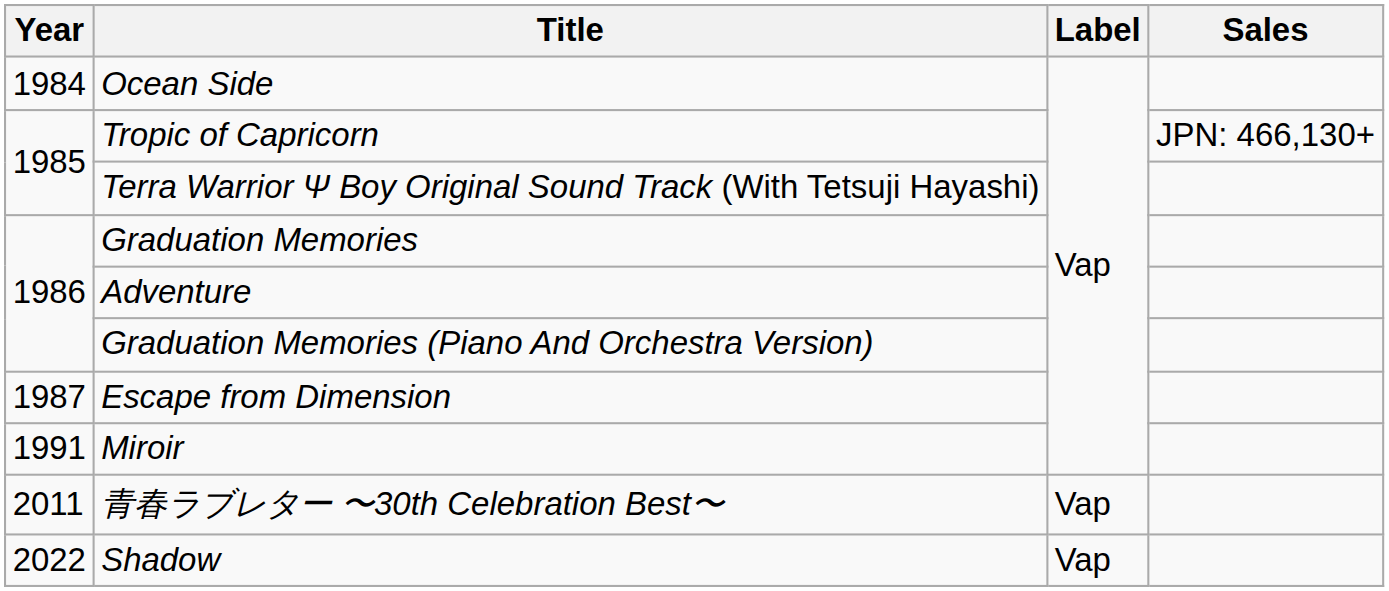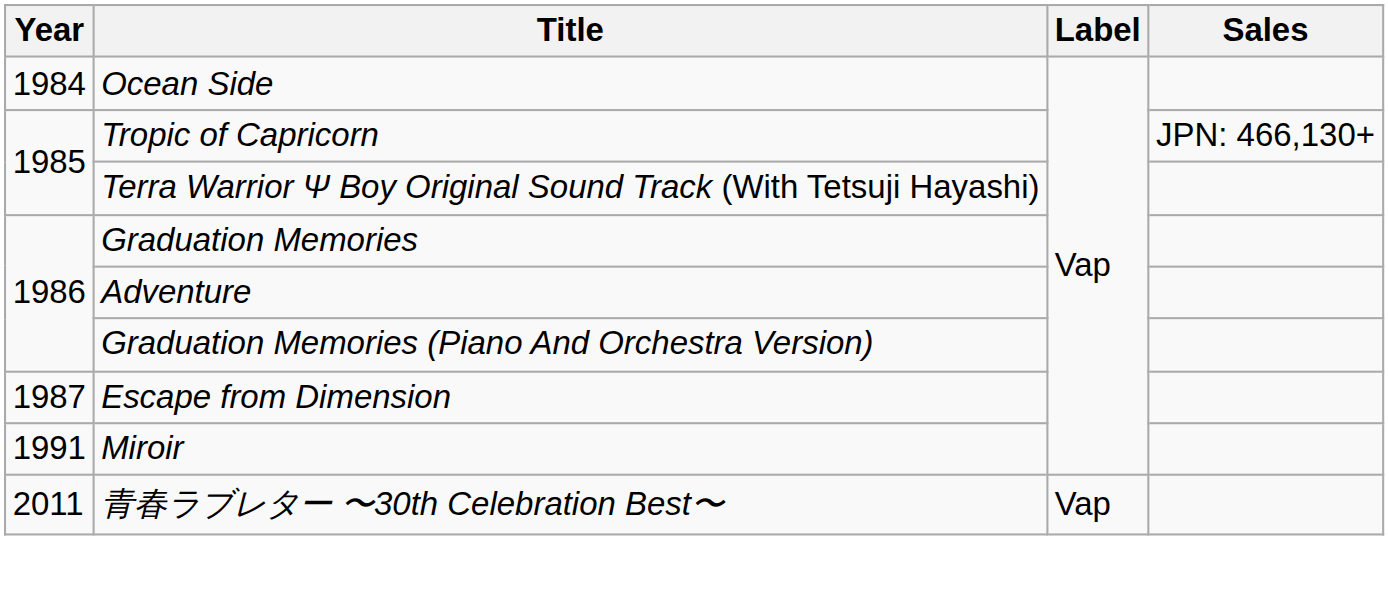- row: (161, 559)
